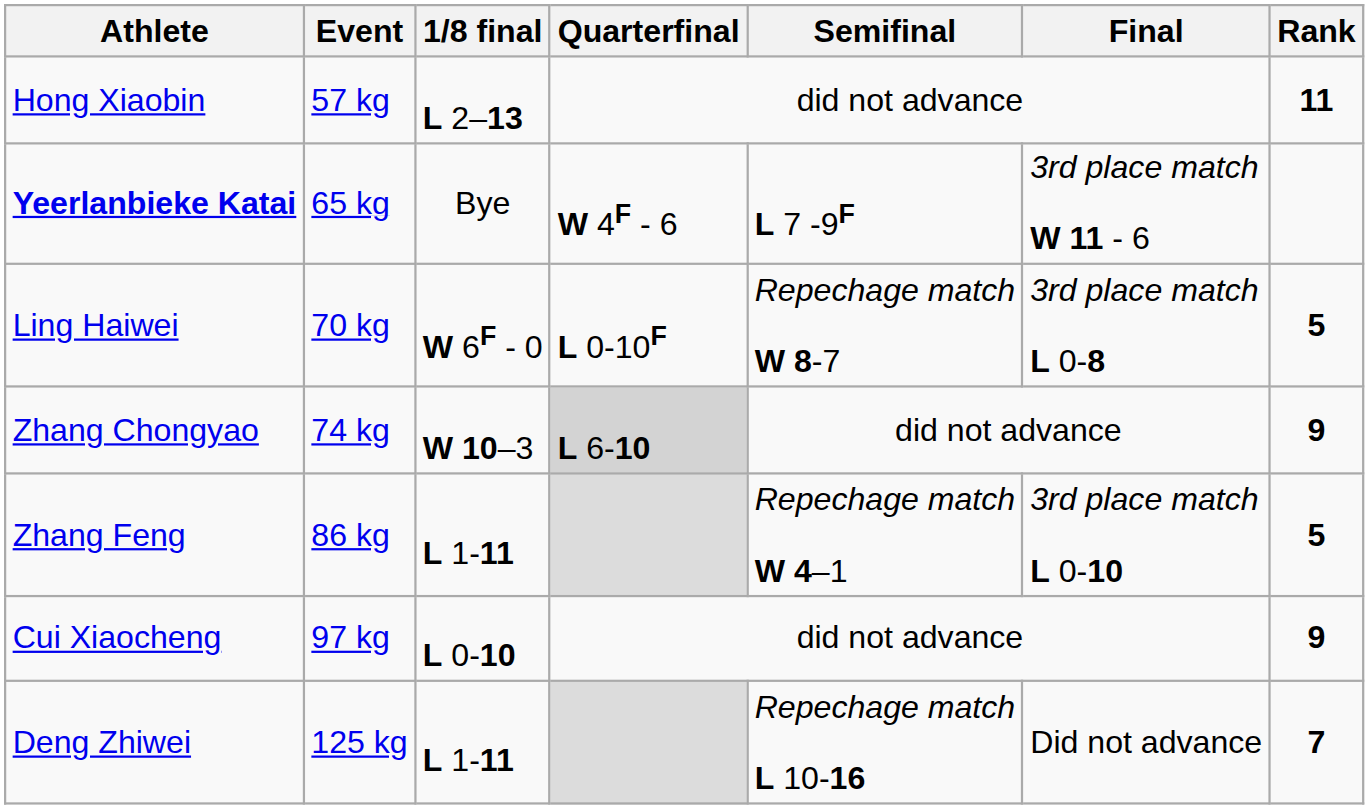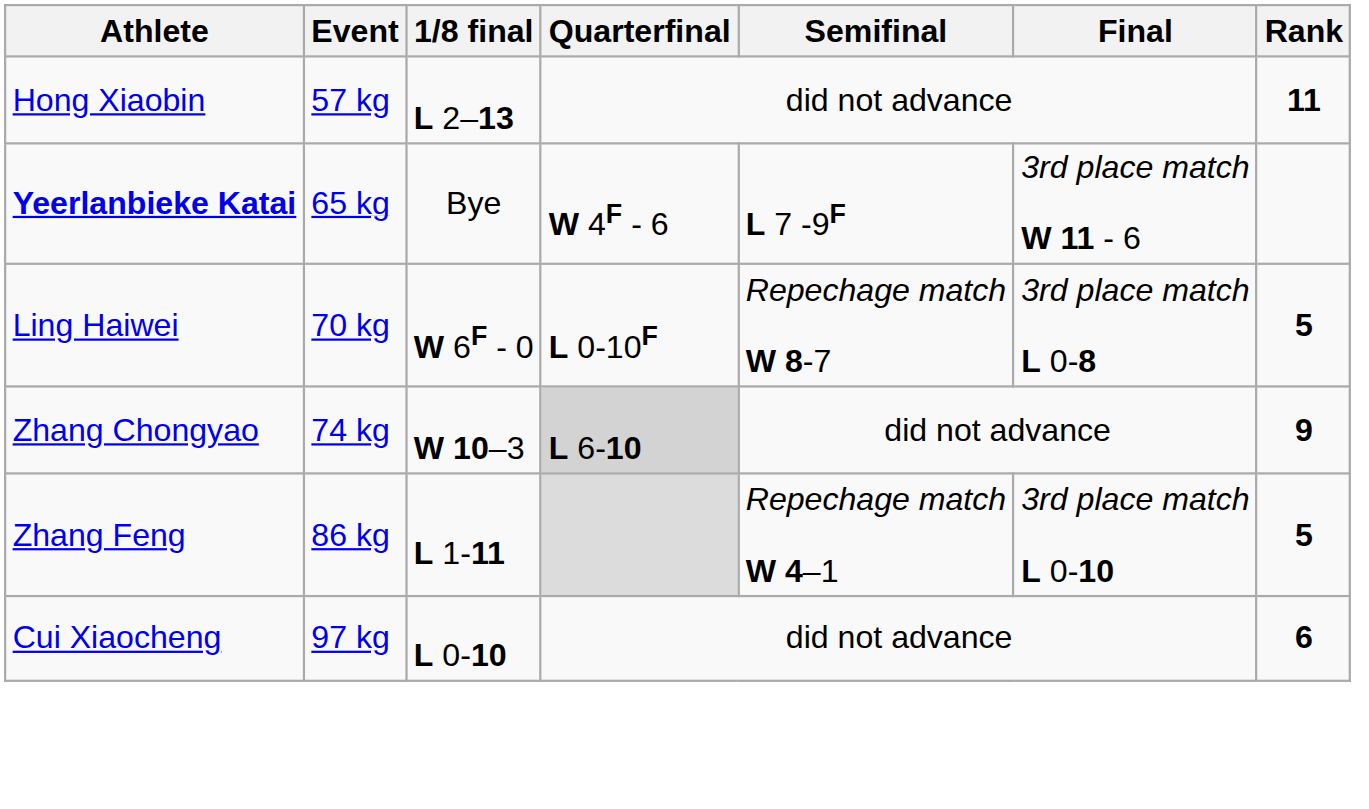(1316, 639) 9 -> (1304, 639) 6
- row: (102, 743)
